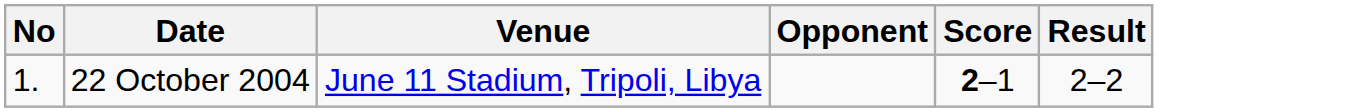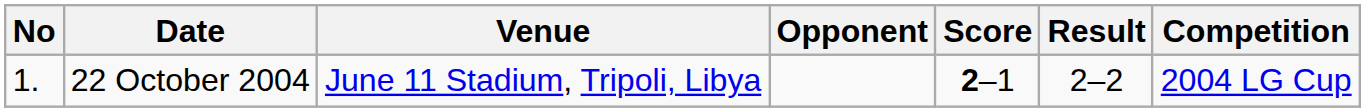+ column: (1256, 30)
